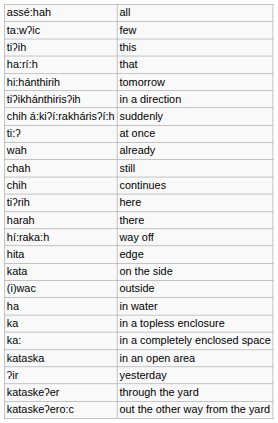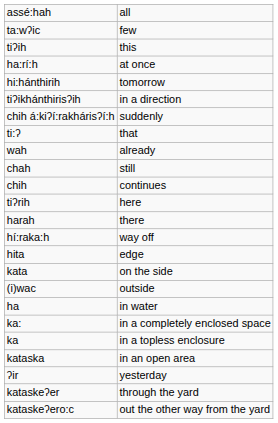(129, 64) that -> (137, 64) at once
(137, 133) at once -> (129, 133) that
rows swapped: (13, 323) <-> (14, 340)
